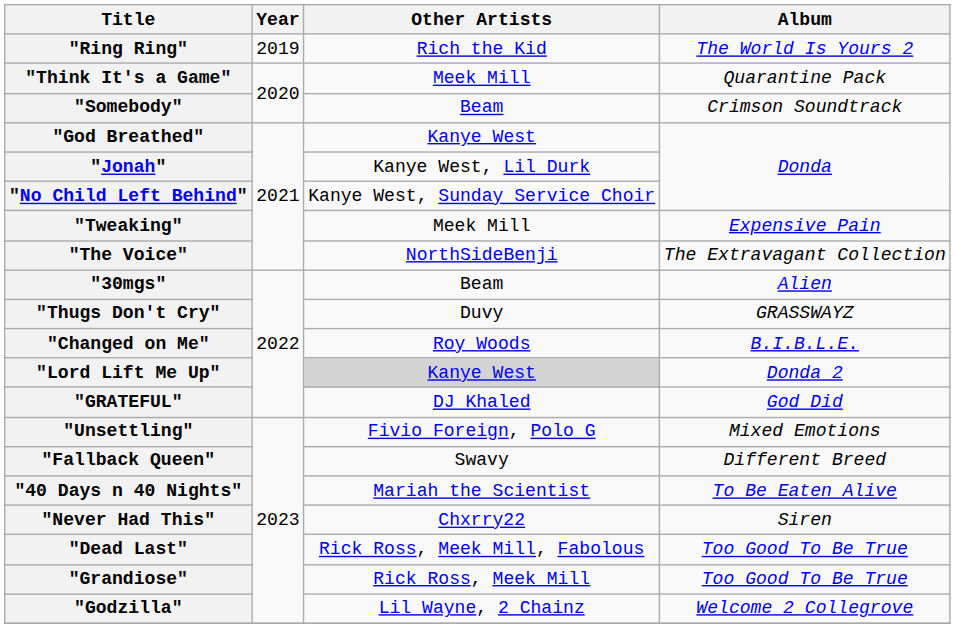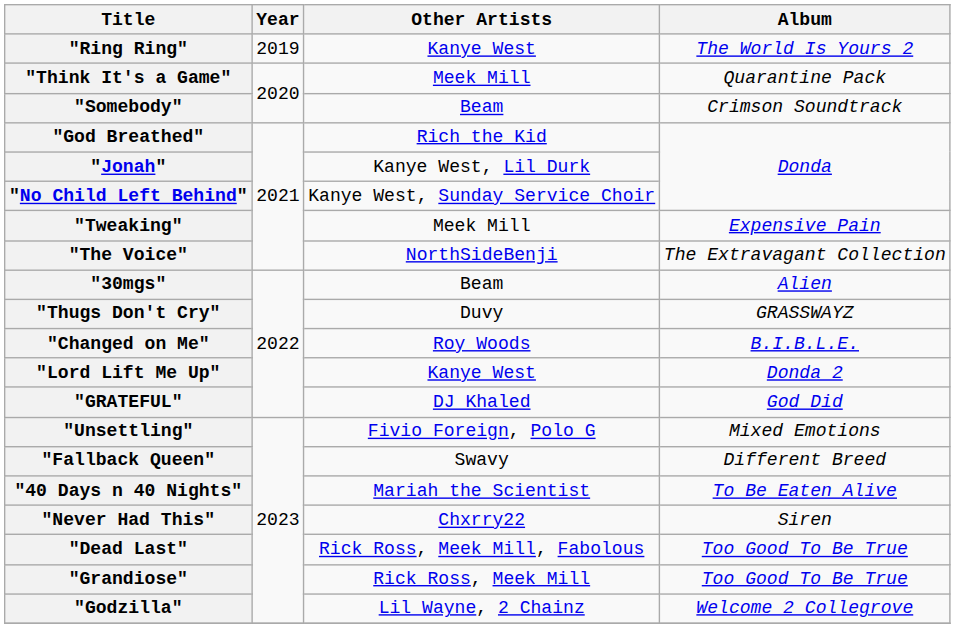(482, 49) Rich the Kid -> (482, 49) Kanye West
(482, 137) Kanye West -> (482, 137) Rich the Kid
(482, 373) lightgrey background -> (482, 373) no background
